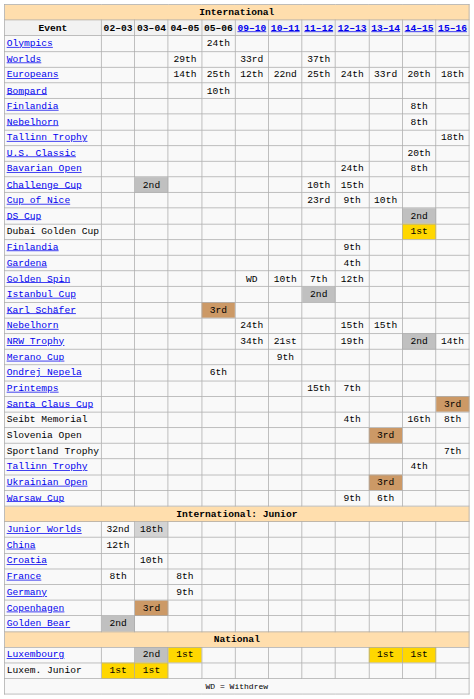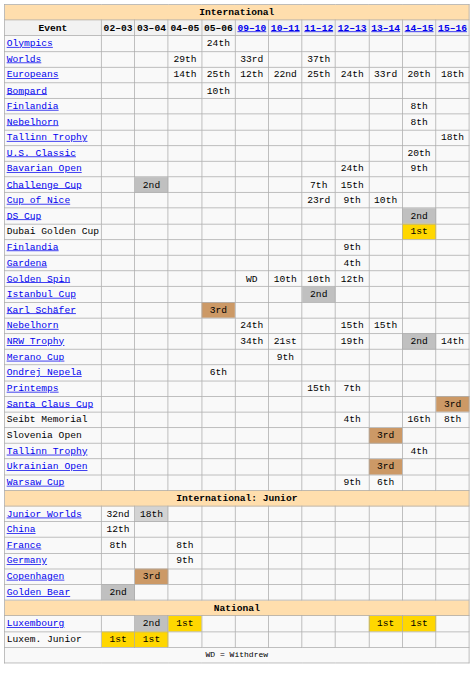(419, 169) 8th -> (419, 169) 9th
(319, 185) 10th -> (319, 185) 7th
(319, 279) 7th -> (319, 279) 10th
- row: (53, 451)
- row: (27, 561)
